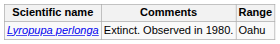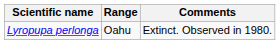columns swapped: (255, 13) <-> (169, 13)
